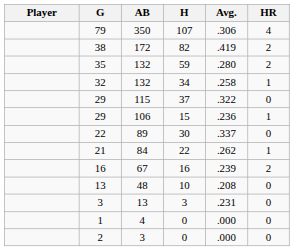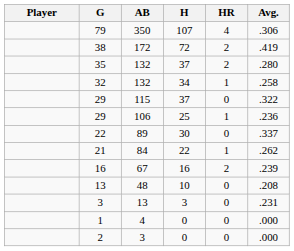columns swapped: (226, 13) <-> (269, 13)
(184, 47) 82 -> (184, 47) 72
(184, 64) 59 -> (184, 64) 37
(184, 116) 15 -> (184, 116) 25
